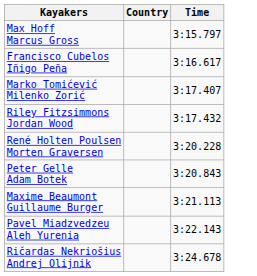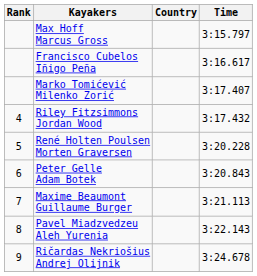+ column: (19, 13)
